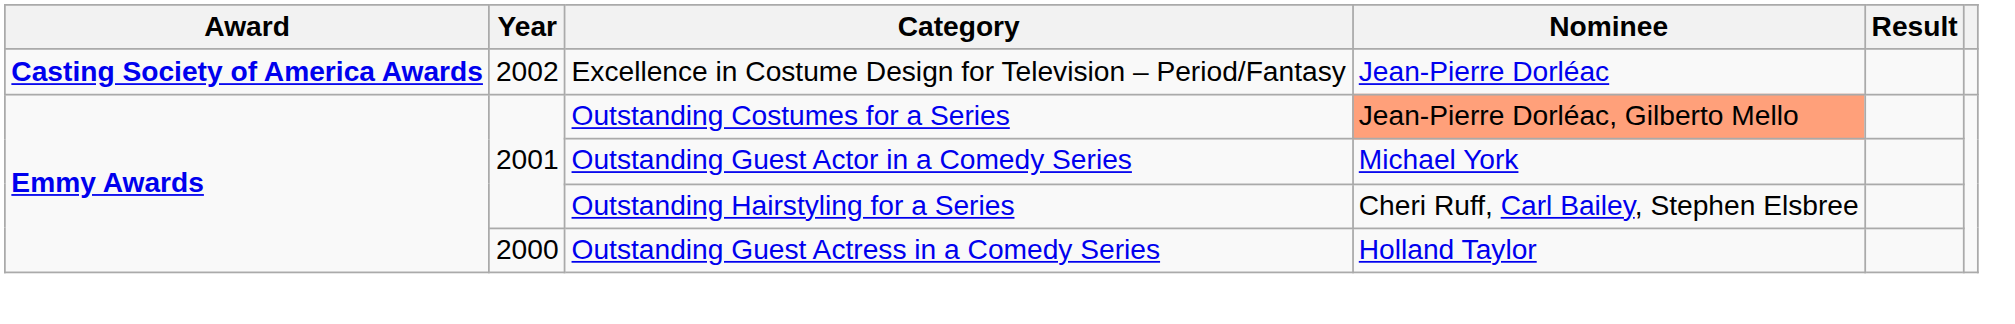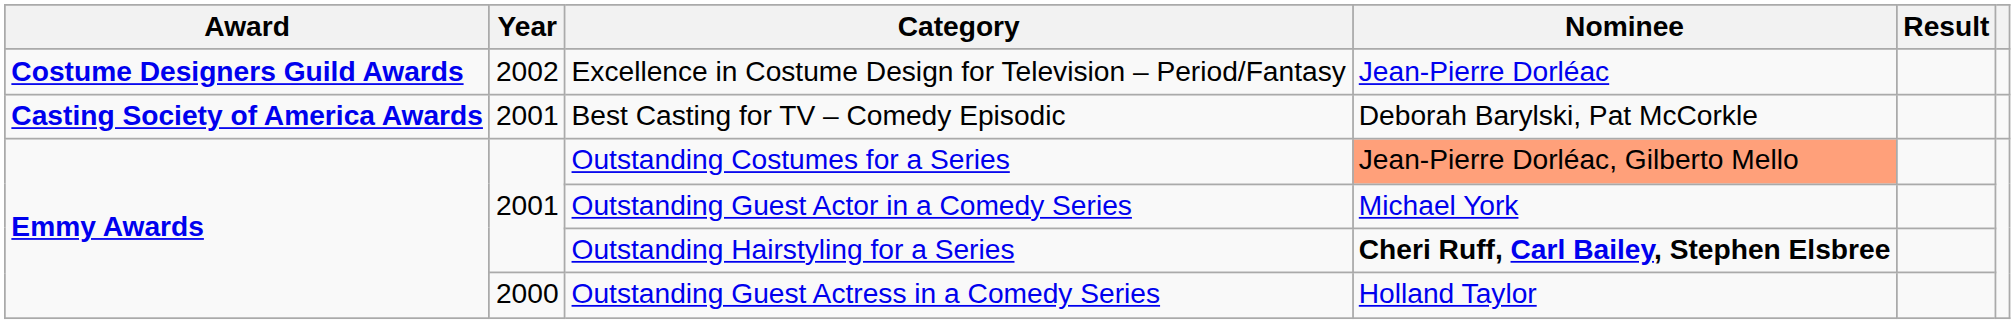(247, 71) Casting Society of America Awards -> (237, 71) Costume Designers Guild Awards
+ row: (819, 116)
(1609, 205) normal -> (1625, 250) bold
